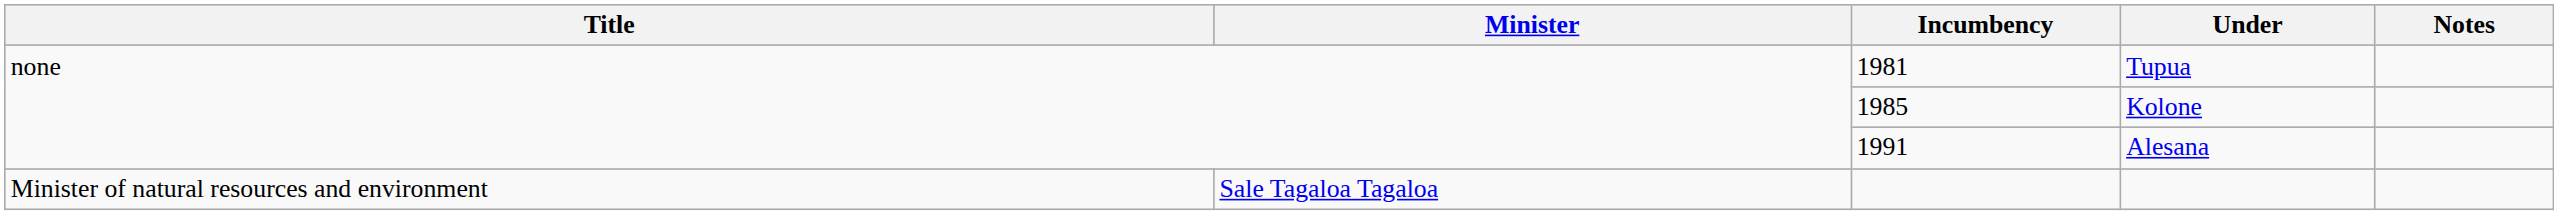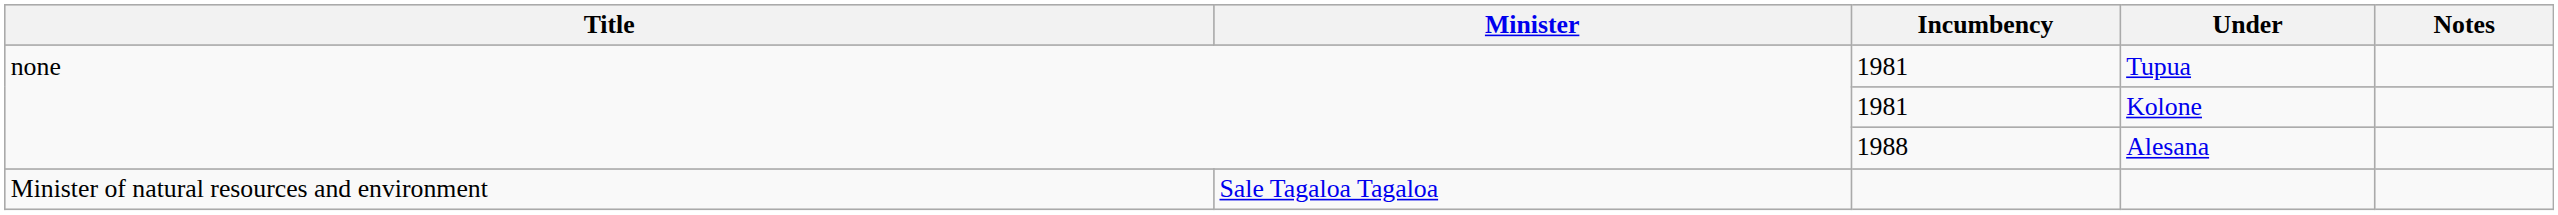(1882, 106) 1985 -> (1882, 106) 1981
(1882, 147) 1991 -> (1882, 147) 1988
